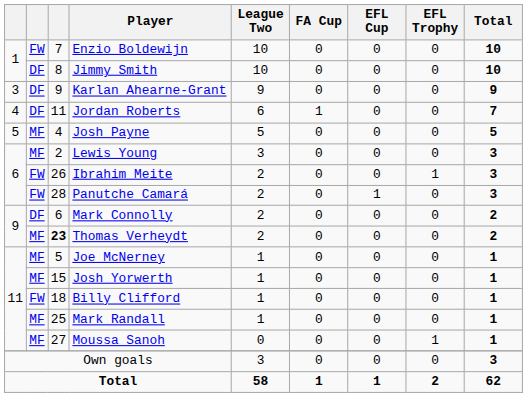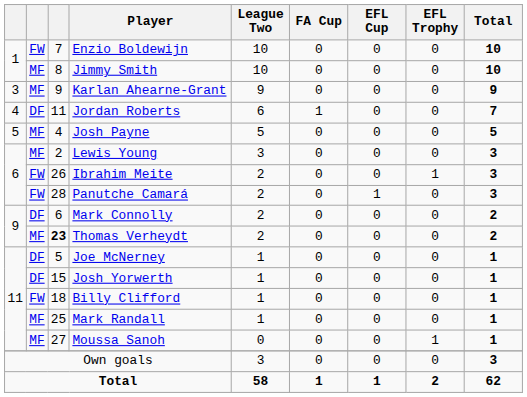(37, 71) DF -> (37, 71) MF
(37, 92) DF -> (37, 92) MF
(37, 258) MF -> (37, 258) DF
(37, 279) MF -> (37, 279) DF
